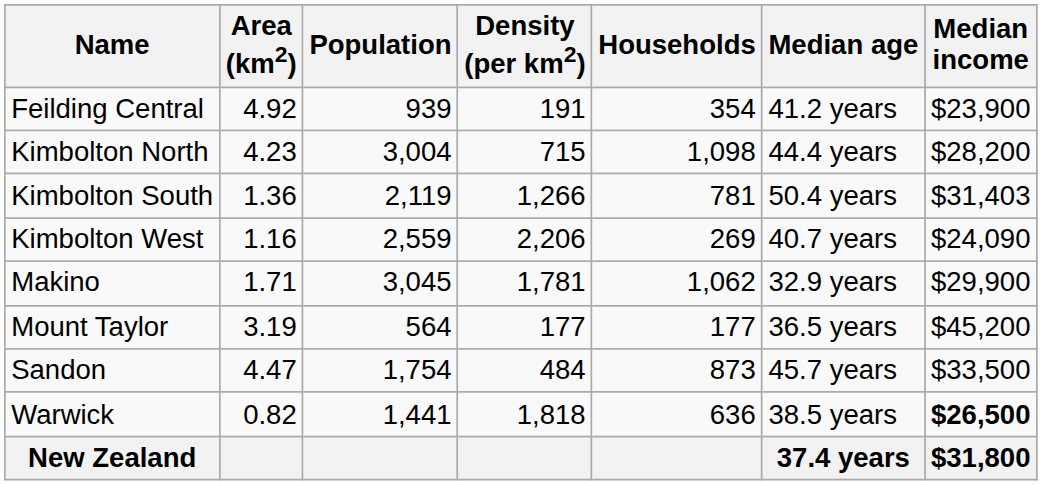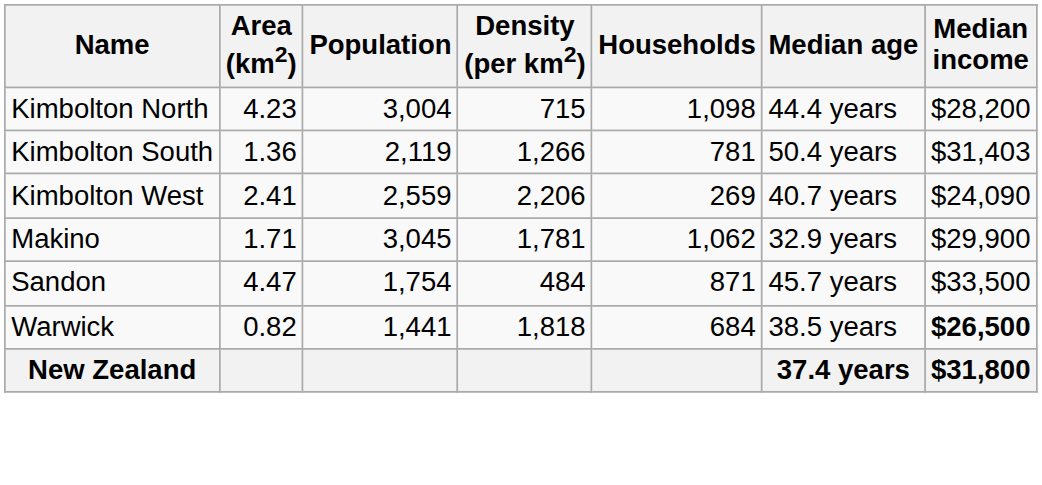- row: (108, 108)
(270, 239) 1.16 -> (270, 195) 2.41
- row: (90, 326)
(733, 370) 873 -> (733, 282) 871
(733, 413) 636 -> (733, 326) 684
